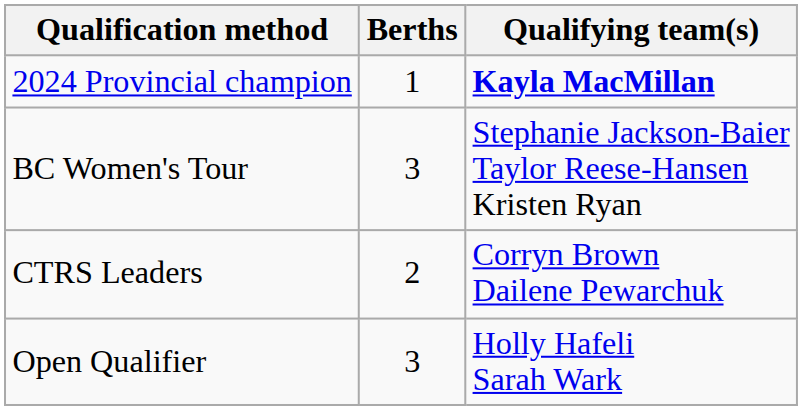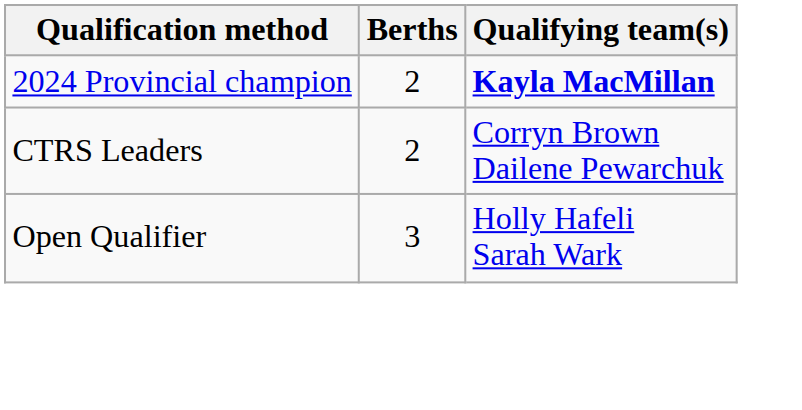(412, 81) 1 -> (412, 81) 2
- row: (130, 168)
